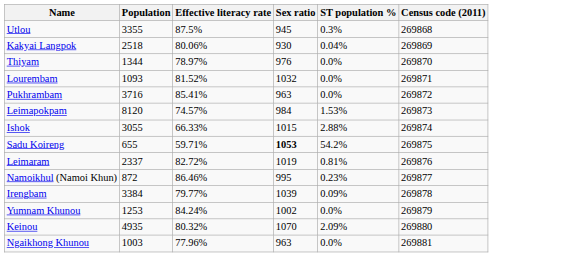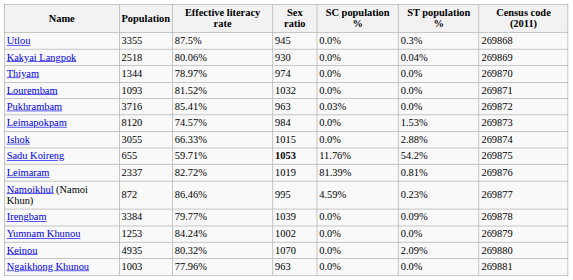+ column: (358, 18)
(284, 62) 976 -> (283, 73) 974
